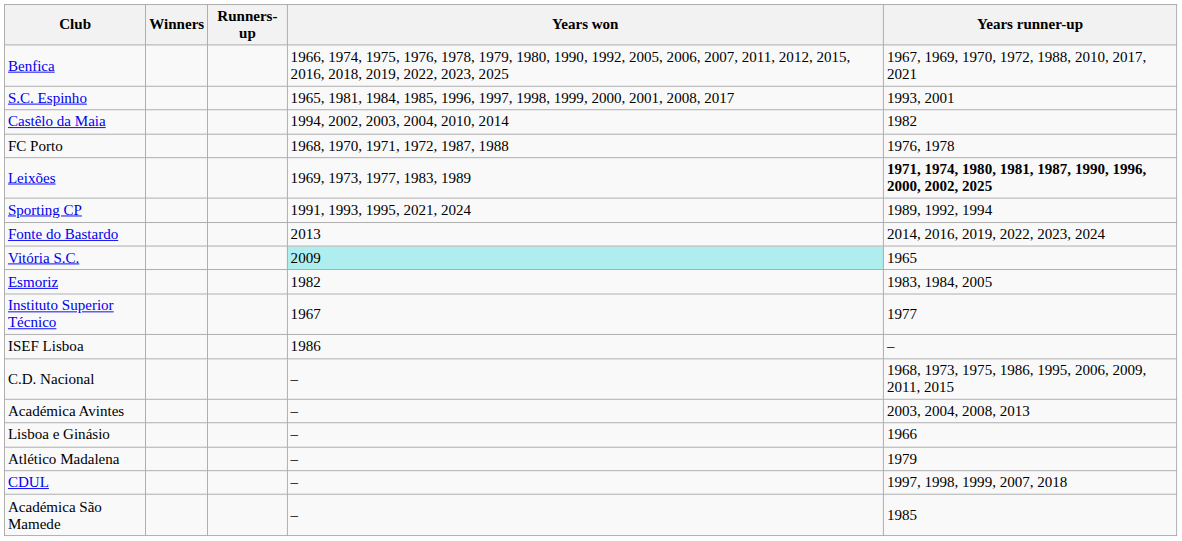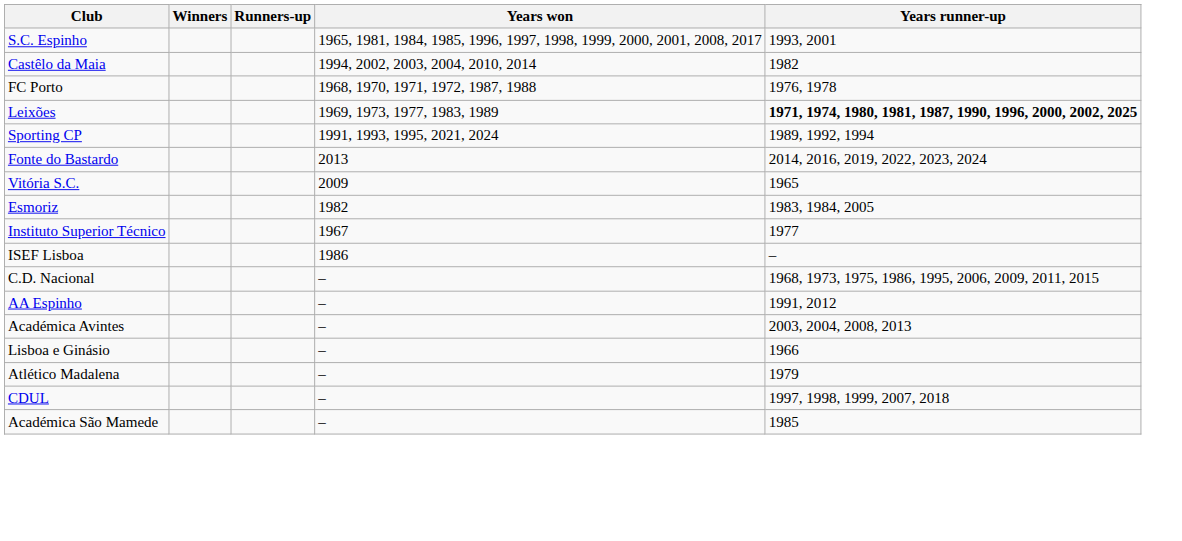- row: (31, 65)
(306, 258) paleturquoise background -> (333, 183) no background
+ row: (45, 302)
